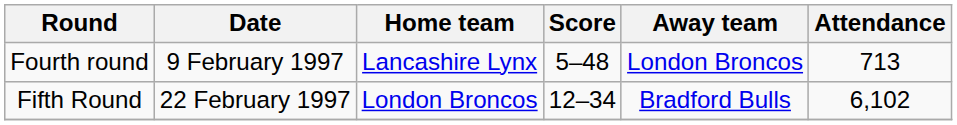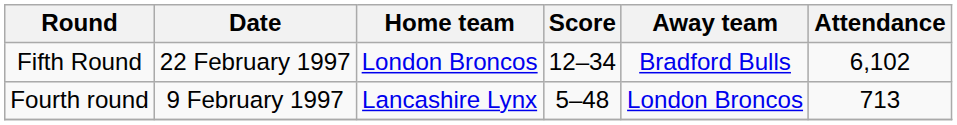rows swapped: (79, 61) <-> (79, 100)
